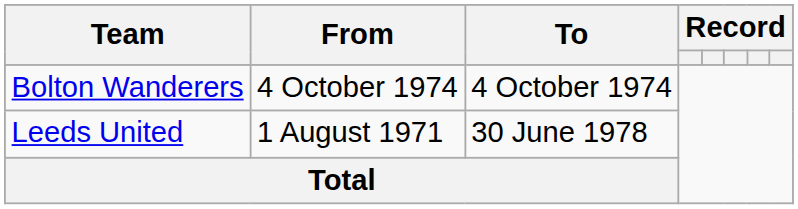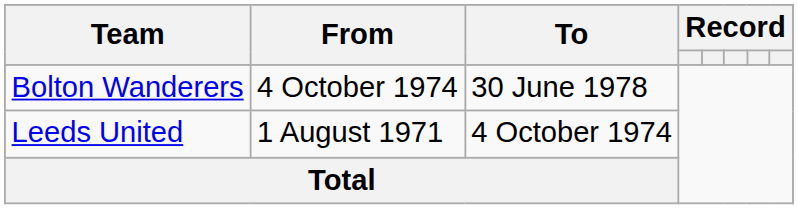(572, 87) 4 October 1974 -> (559, 87) 30 June 1978
(559, 133) 30 June 1978 -> (572, 133) 4 October 1974
